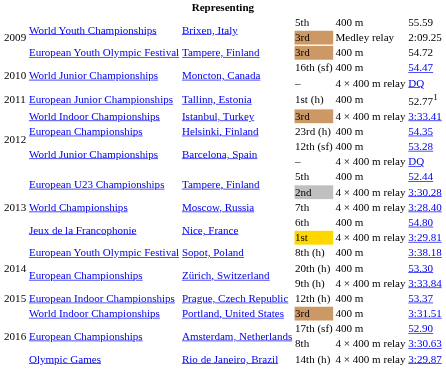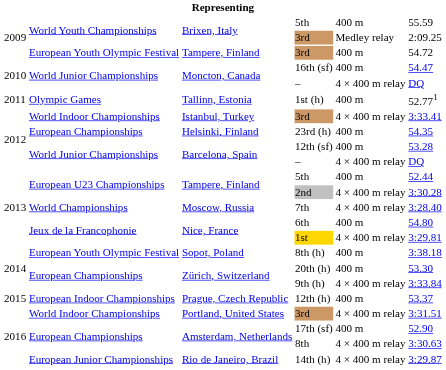(101, 100) European Junior Championships -> (65, 100) Olympic Games
(349, 314) 400 m -> (371, 314) 4 × 400 m relay
(65, 359) Olympic Games -> (101, 359) European Junior Championships
